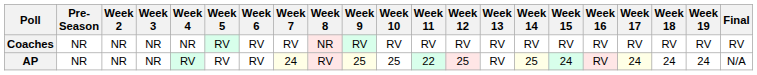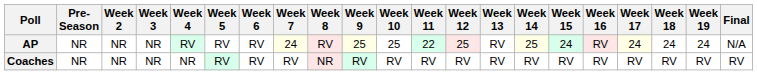rows swapped: (30, 62) <-> (30, 44)
